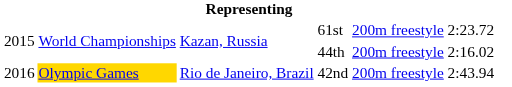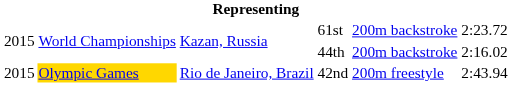(398, 30) 200m freestyle -> (405, 30) 200m backstroke
(398, 51) 200m freestyle -> (405, 51) 200m backstroke
(19, 72) 2016 -> (19, 72) 2015
